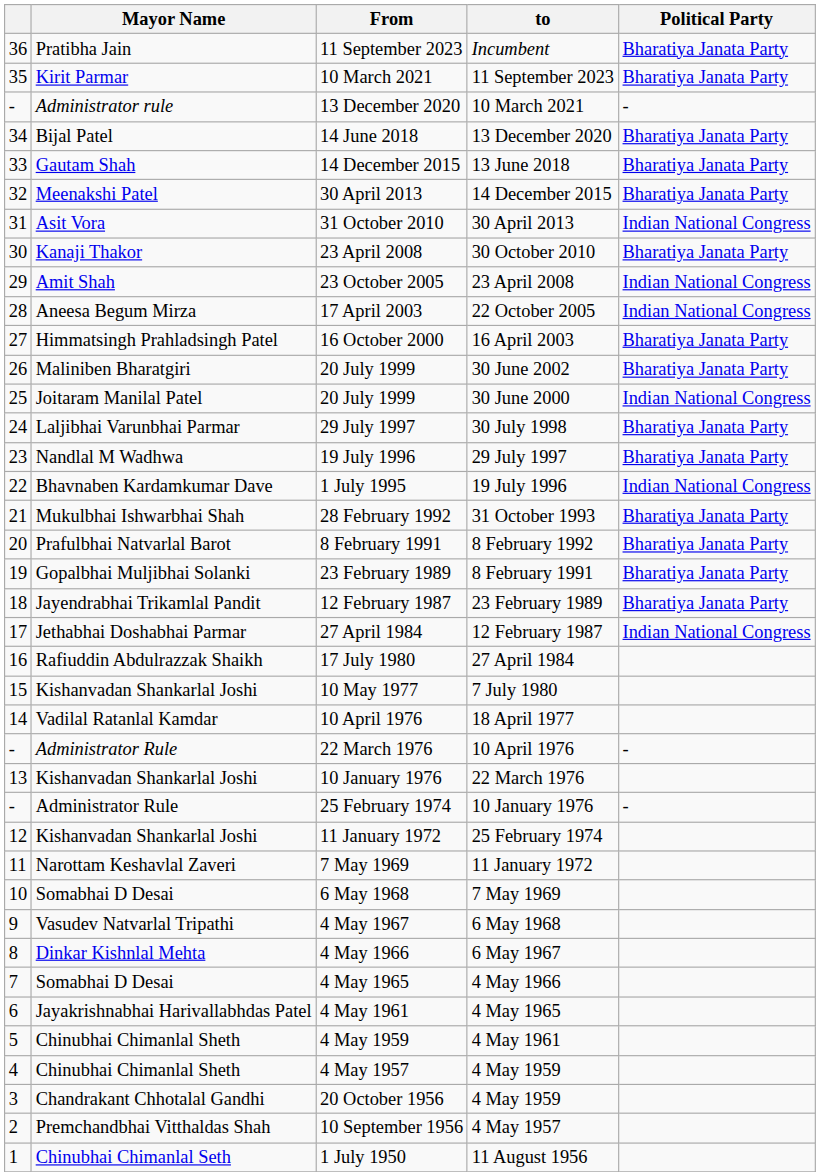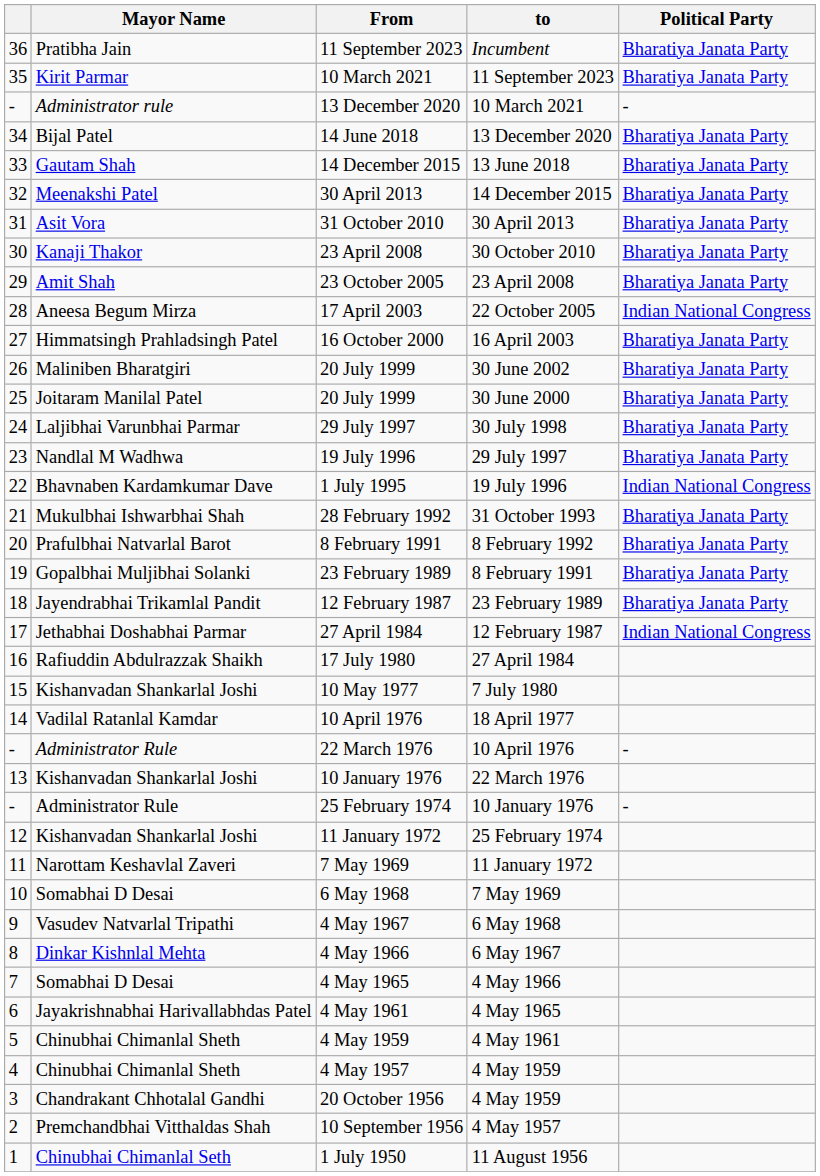(717, 223) Indian National Congress -> (705, 223) Bharatiya Janata Party
(717, 281) Indian National Congress -> (705, 281) Bharatiya Janata Party
(717, 398) Indian National Congress -> (705, 398) Bharatiya Janata Party
